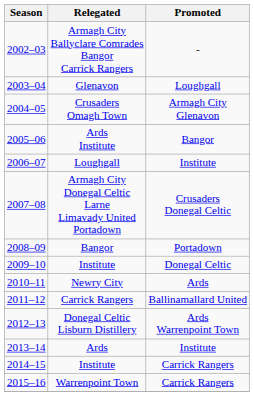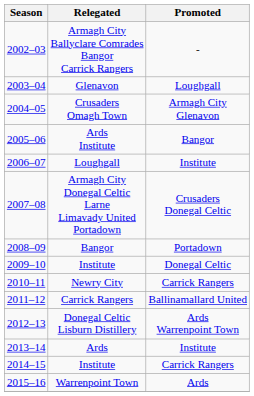(198, 282) Ards -> (198, 282) Carrick Rangers
(198, 382) Carrick Rangers -> (198, 382) Ards
